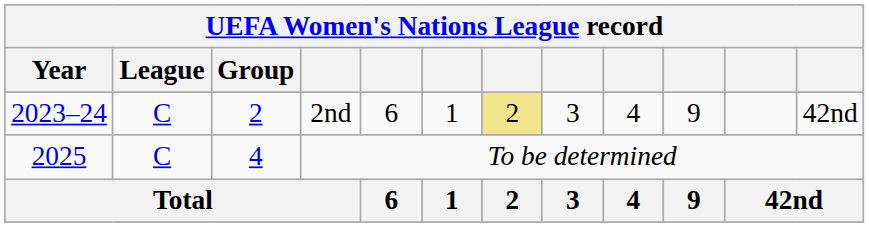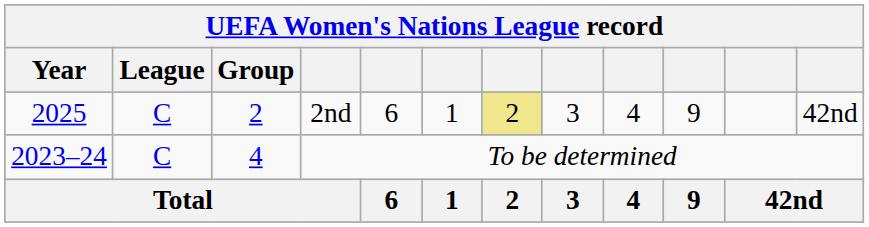(59, 112) 2023–24 -> (59, 112) 2025
(59, 156) 2025 -> (59, 156) 2023–24
